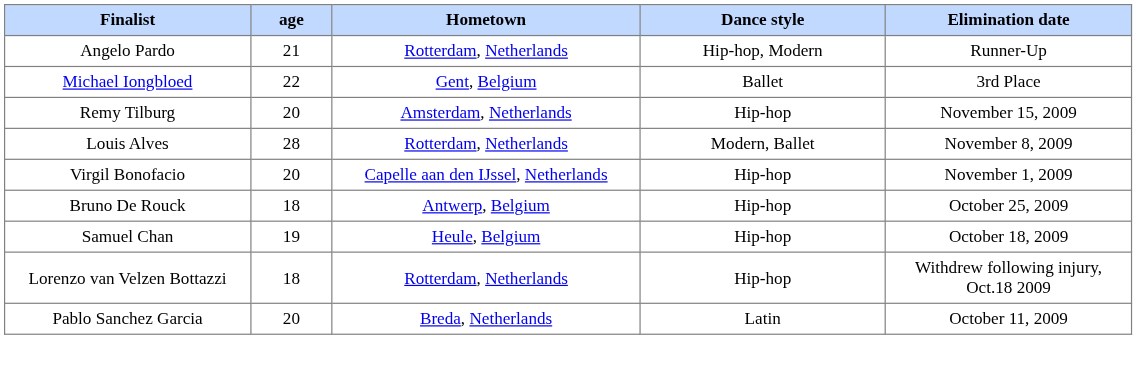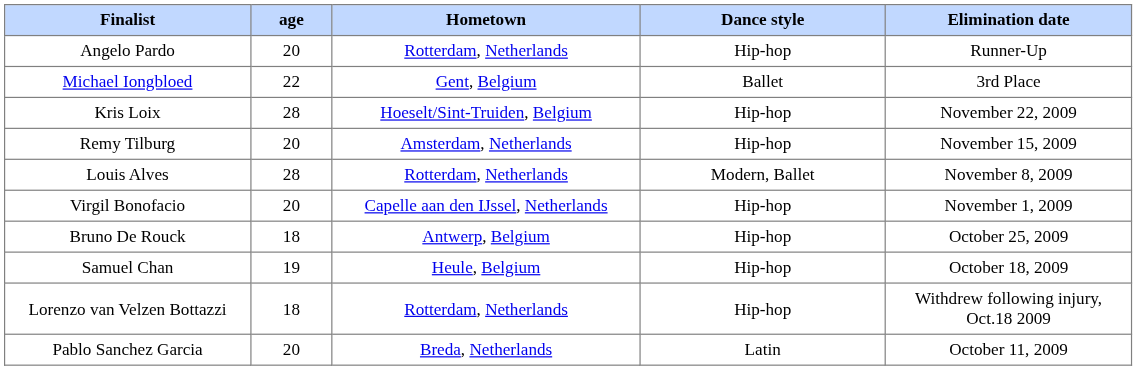(291, 50) 21 -> (291, 50) 20
(763, 50) Hip-hop, Modern -> (763, 50) Hip-hop
+ row: (128, 112)
